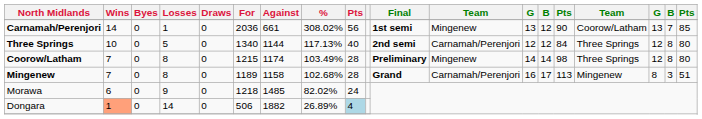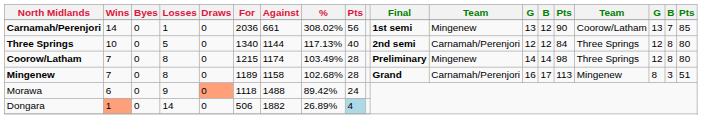(204, 90) no background -> (204, 90) lightsalmon background
(247, 90) 1218 -> (246, 90) 1118
(274, 90) 1485 -> (274, 90) 1488
(321, 90) 82.02% -> (321, 90) 89.42%
